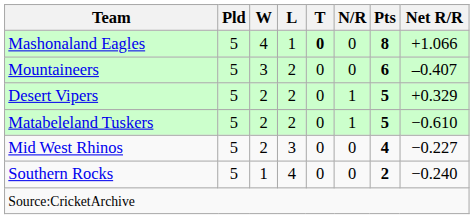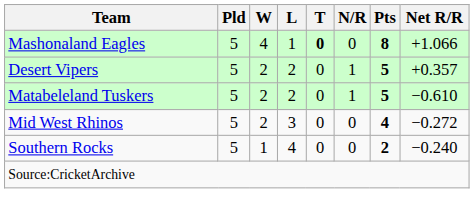- row: (54, 69)
(434, 95) +0.329 -> (434, 69) +0.357
(434, 148) −0.227 -> (434, 122) −0.272
